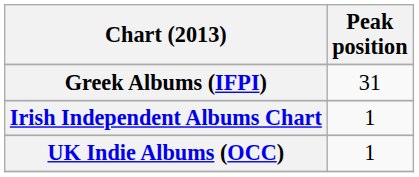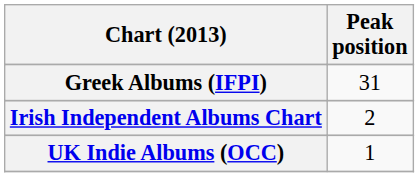(370, 117) 1 -> (370, 117) 2
